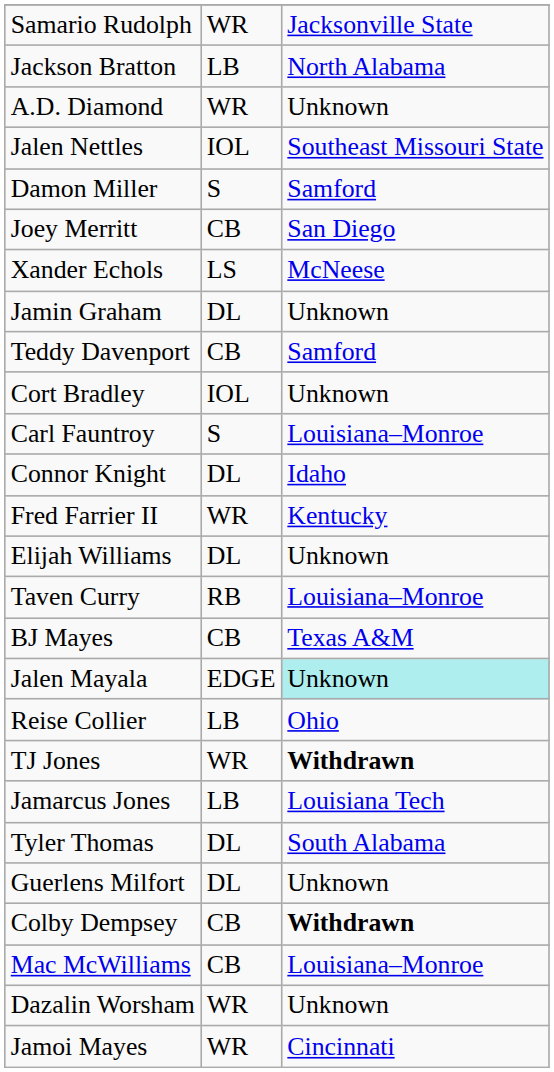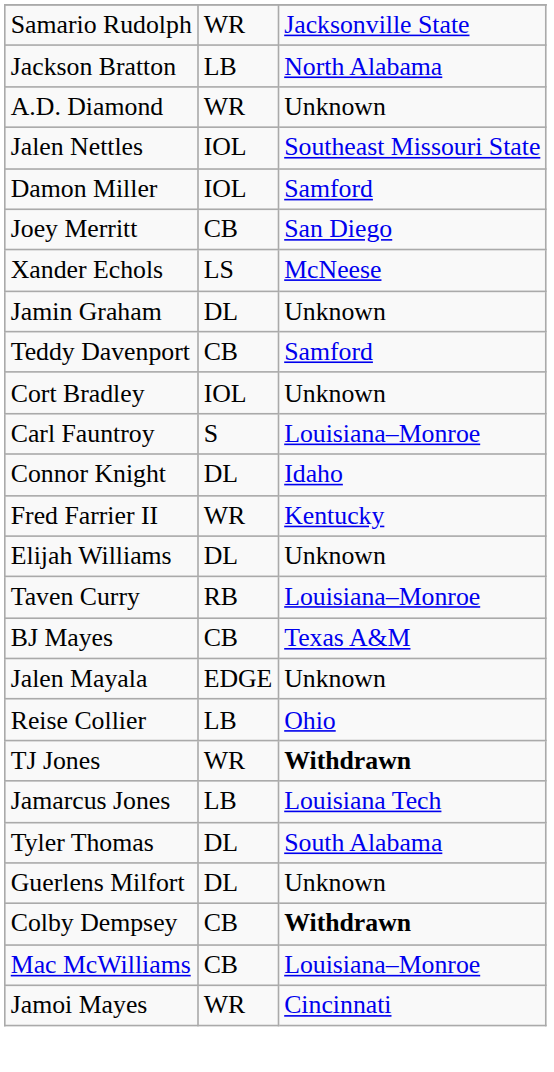(214, 188) S -> (225, 188) IOL
(338, 678) paleturquoise background -> (335, 678) no background
- row: (103, 1005)
